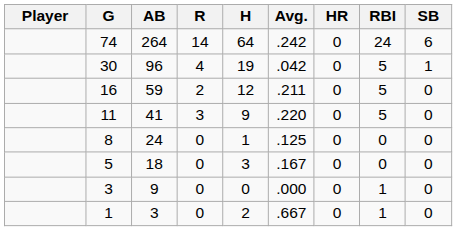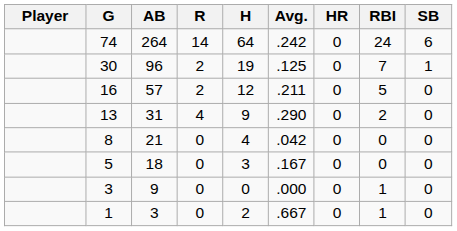(200, 66) 4 -> (200, 66) 2
(291, 66) .042 -> (291, 66) .125
(383, 66) 5 -> (383, 66) 7
(154, 90) 59 -> (154, 90) 57
- row: (109, 115)
+ row: (109, 115)
(154, 139) 24 -> (154, 139) 21
(246, 139) 1 -> (246, 139) 4
(291, 139) .125 -> (291, 139) .042
